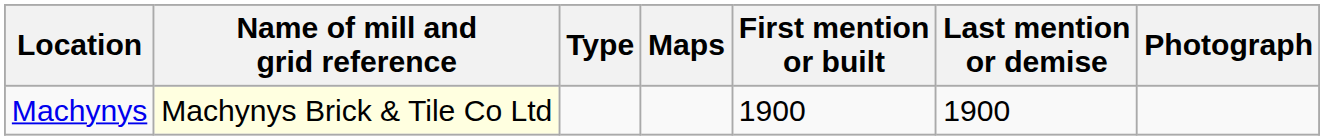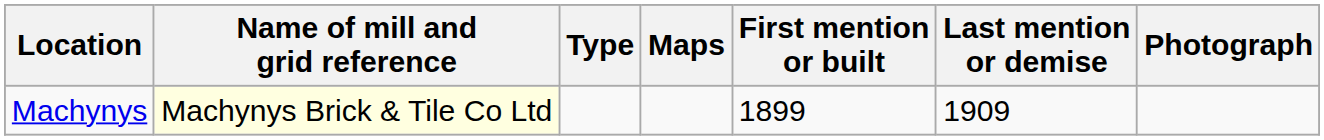(772, 109) 1900 -> (772, 109) 1899
(977, 109) 1900 -> (977, 109) 1909
